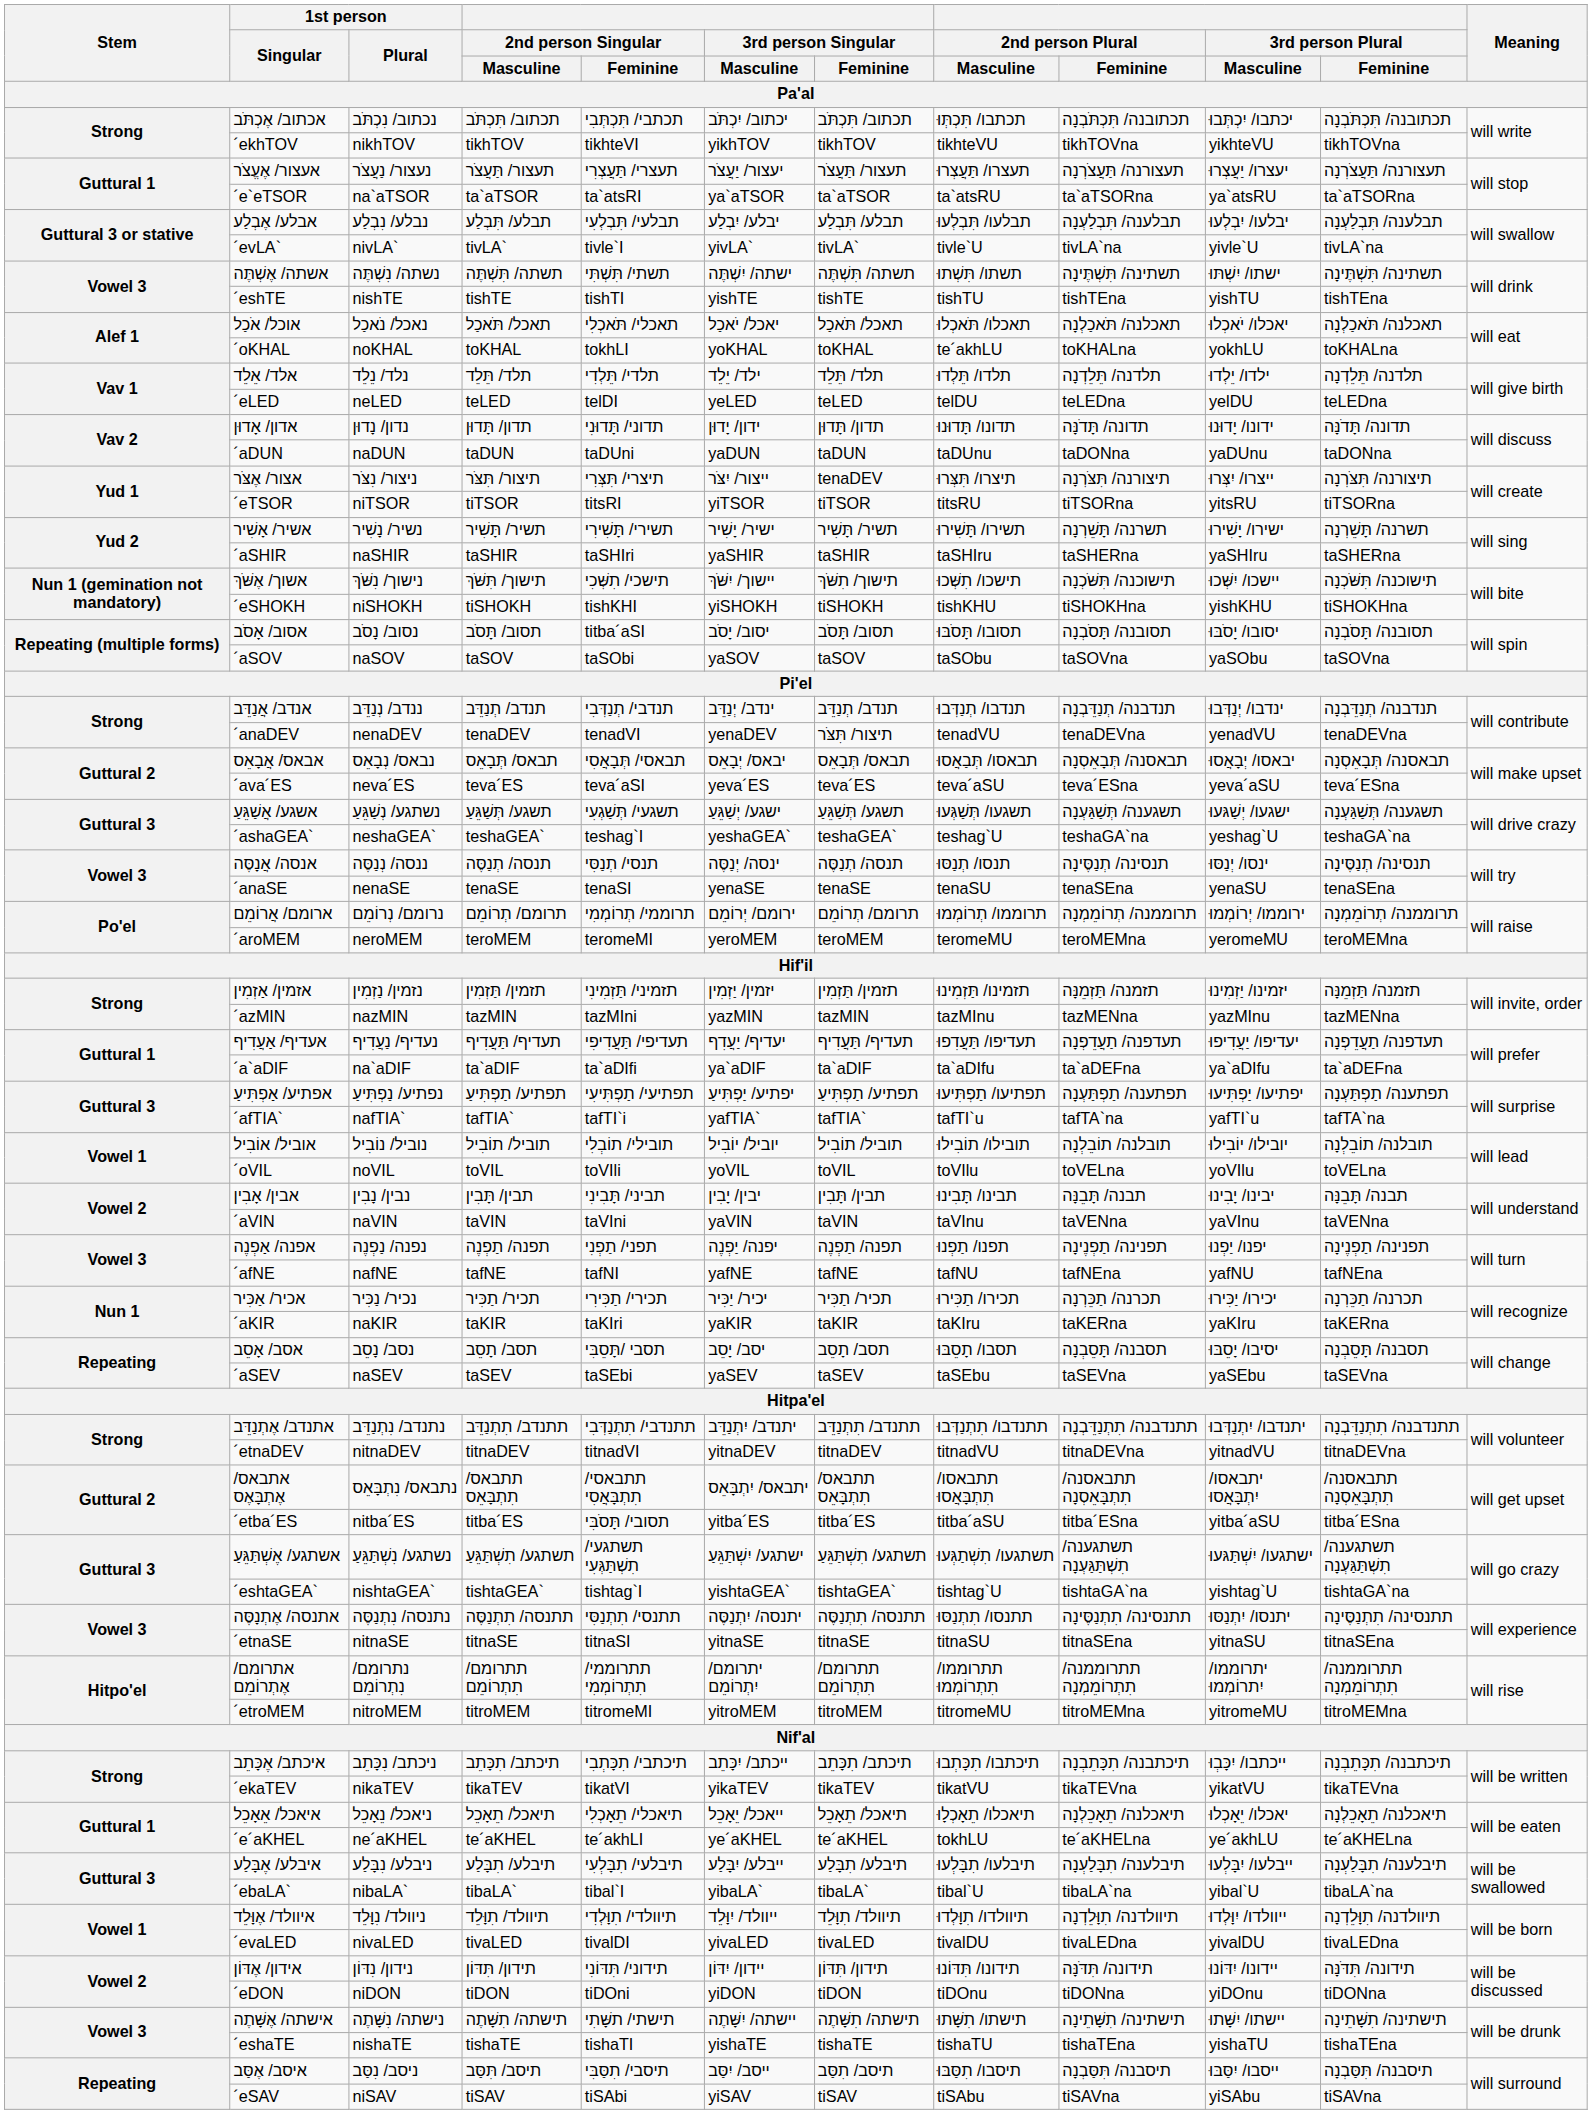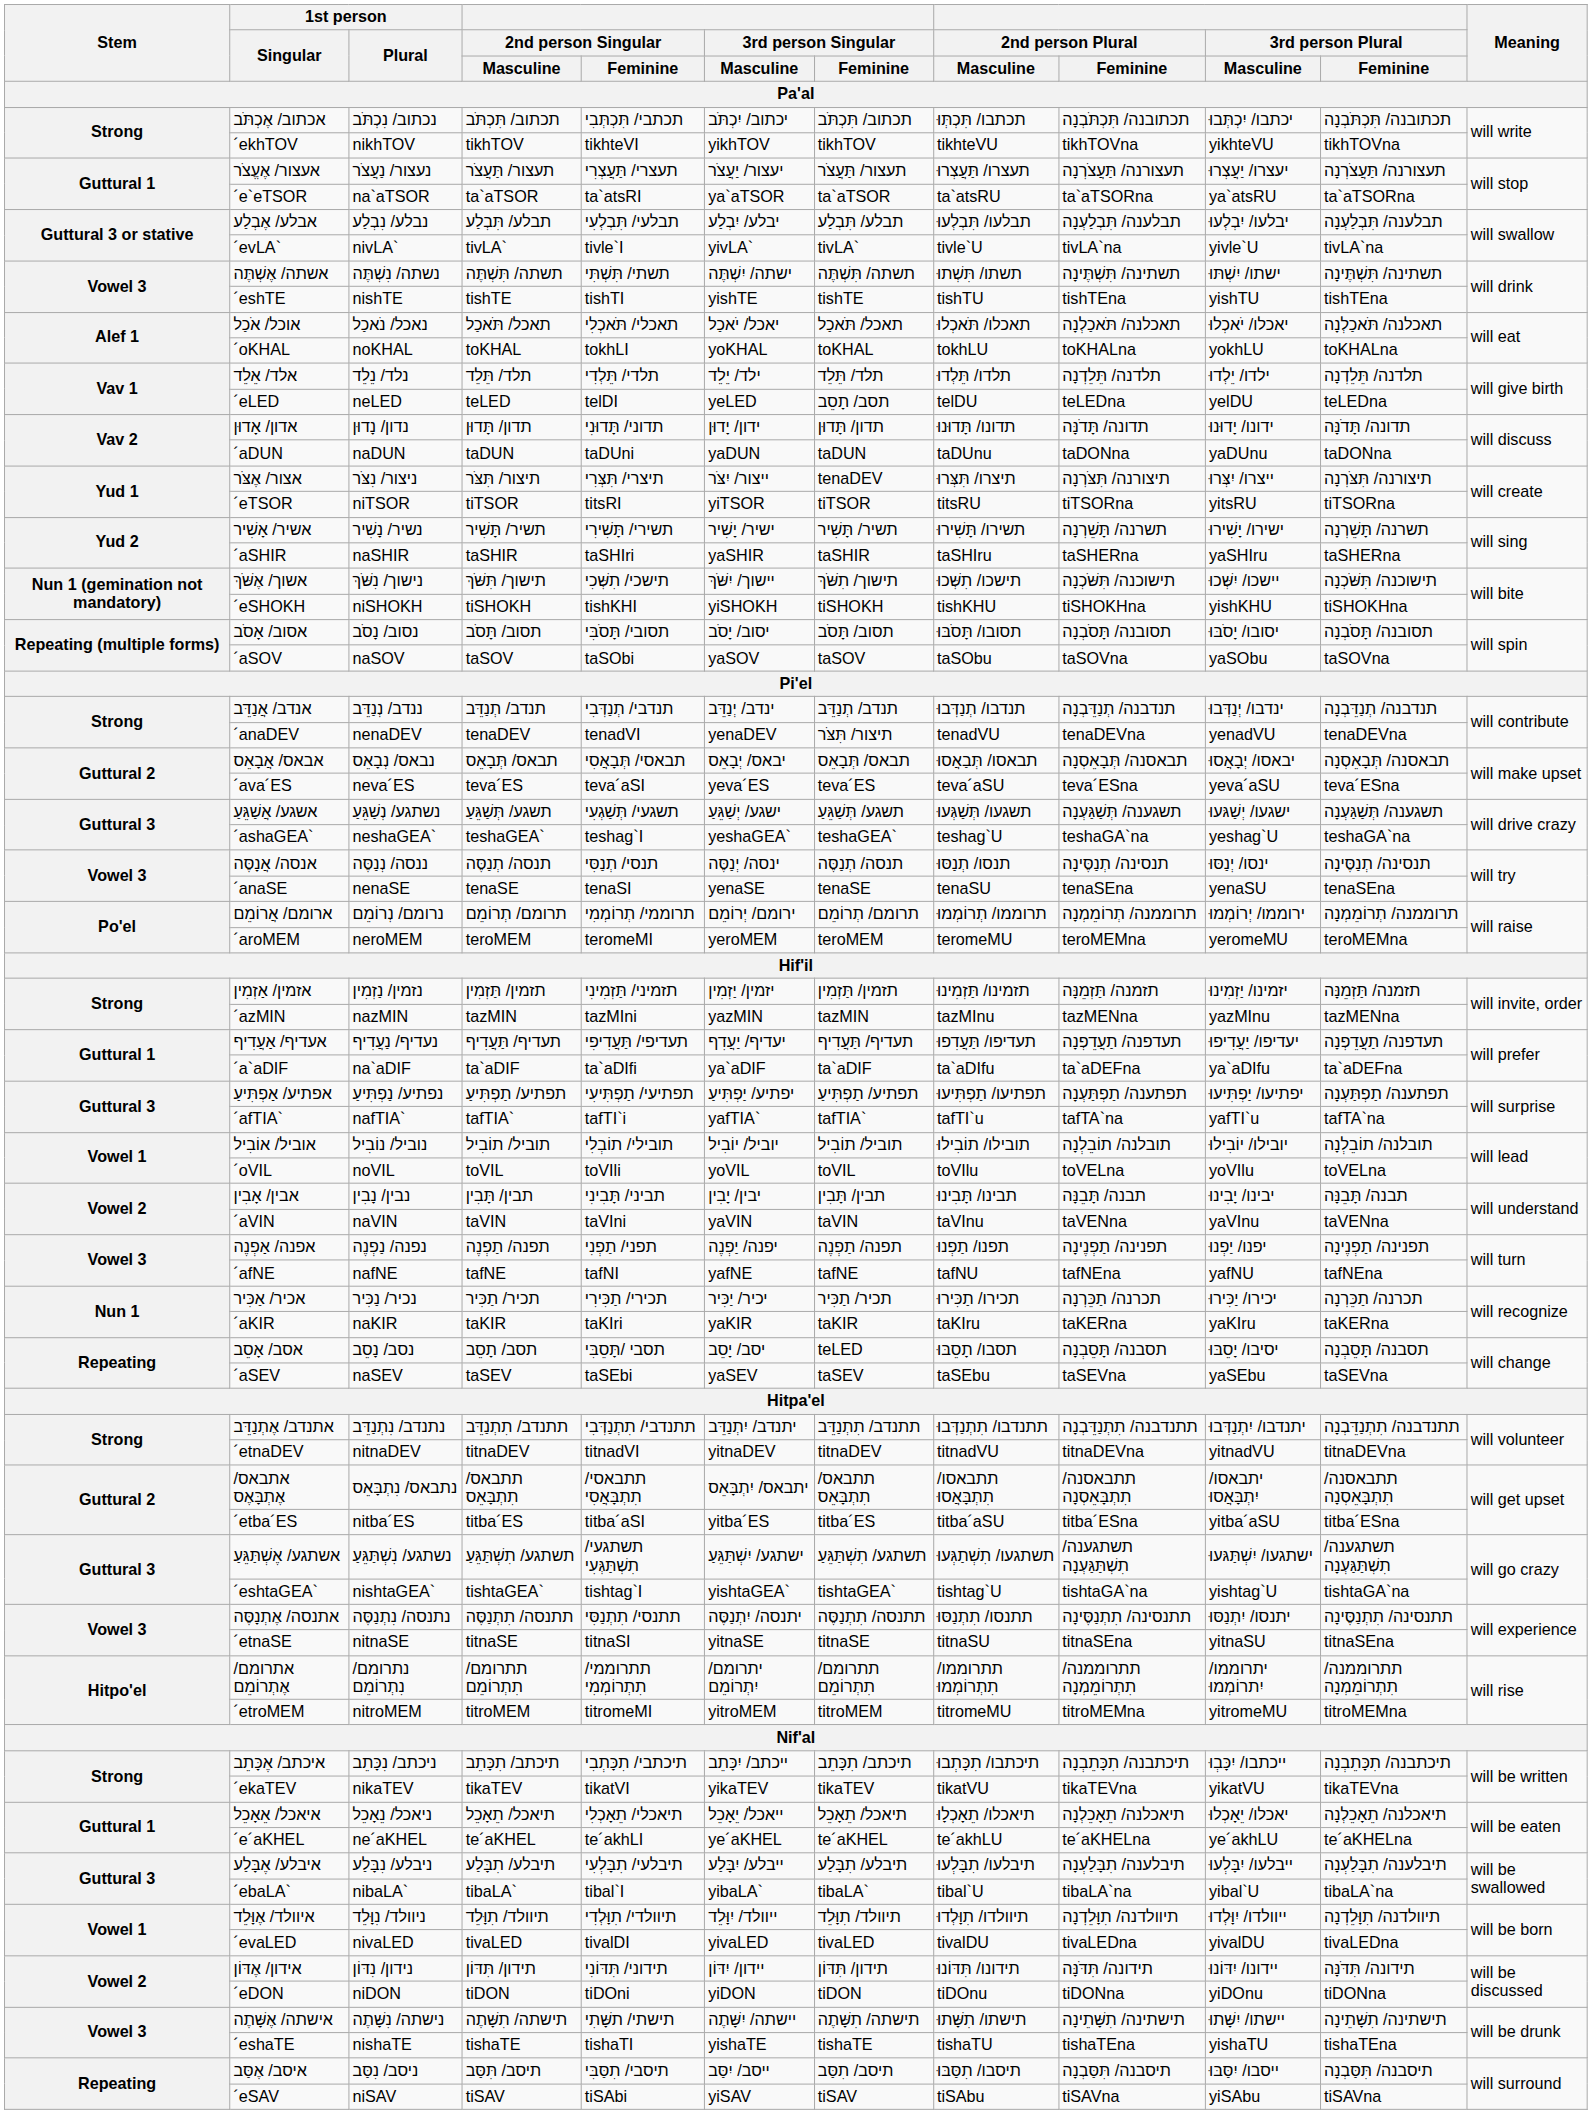(970, 350) te´akhLU -> (963, 350) tokhLU
(840, 401) teLED -> (854, 401) תסב/ תָסֵב
(615, 632) titba´aSI -> (627, 632) תסובי/ תָּסֹבִּי
(854, 1350) תסב/ תָסֵב -> (840, 1350) teLED
(627, 1521) תסובי/ תָּסֹבִּי -> (615, 1521) titba´aSI
(963, 1840) tokhLU -> (970, 1840) te´akhLU
